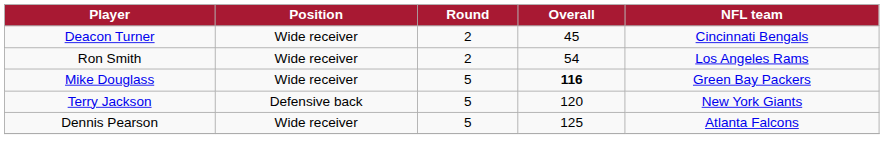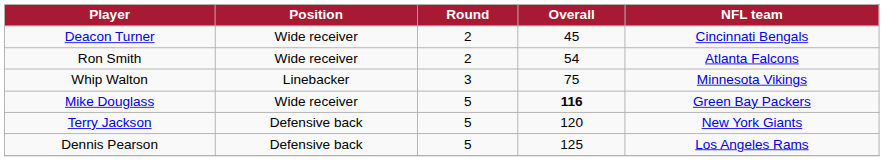(752, 58) Los Angeles Rams -> (752, 58) Atlanta Falcons
+ row: (110, 79)
(316, 123) Wide receiver -> (316, 144) Defensive back
(752, 123) Atlanta Falcons -> (752, 144) Los Angeles Rams
